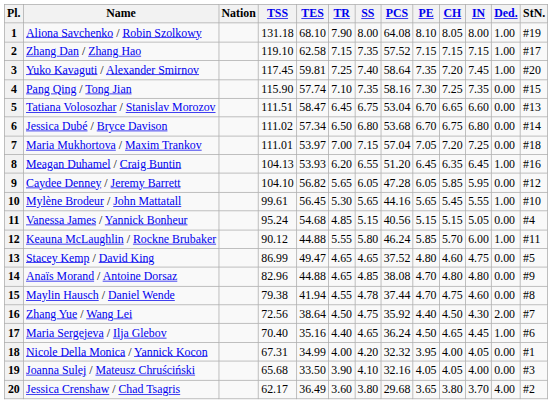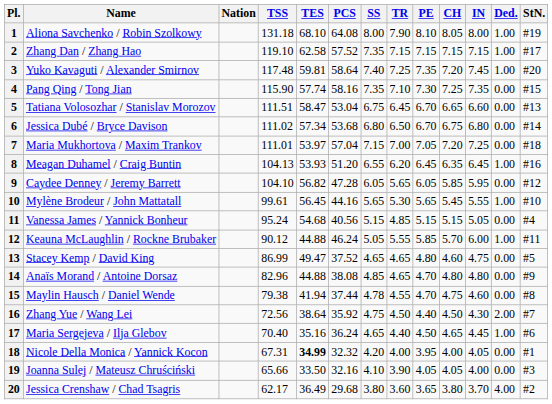columns swapped: (397, 13) <-> (342, 13)
(277, 70) 117.45 -> (277, 70) 117.48
(368, 239) 5.80 -> (374, 239) 5.05
(313, 351) normal -> (313, 351) bold
(275, 370) 65.68 -> (275, 370) 65.66
